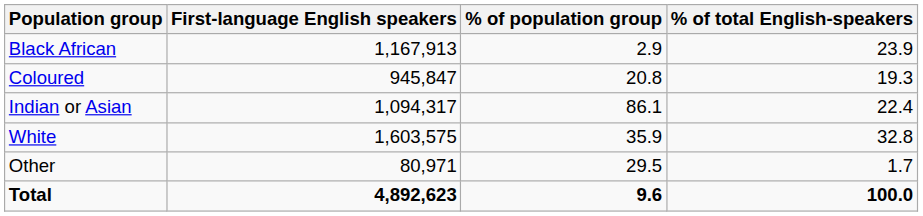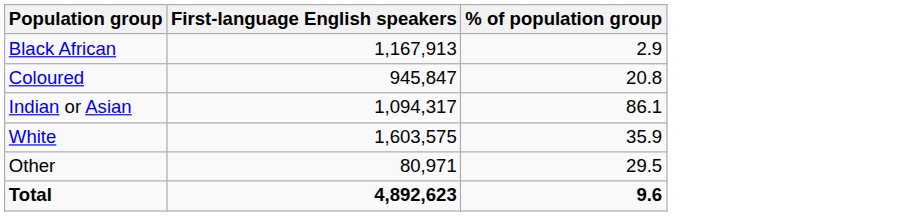- column: (792, 19)
